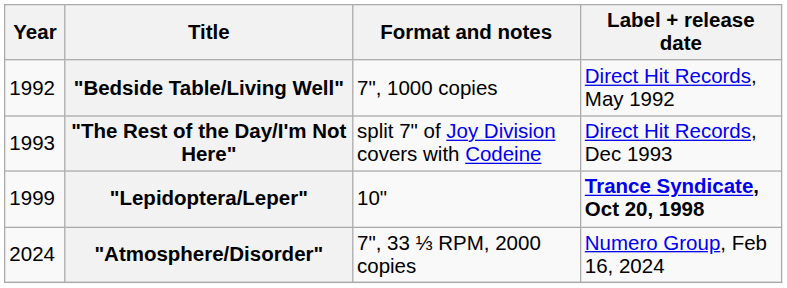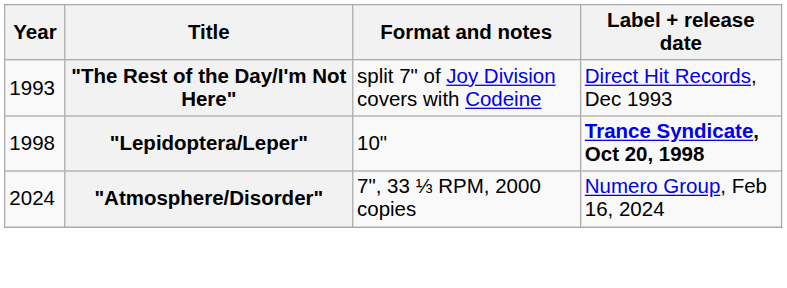- row: (209, 87)
(32, 198) 1999 -> (32, 143) 1998
